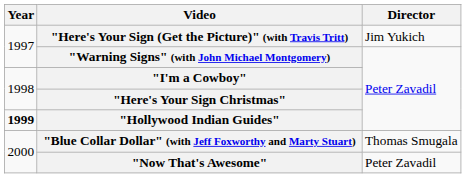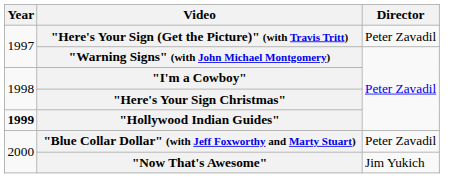(395, 36) Jim Yukich -> (401, 36) Peter Zavadil
(411, 141) Thomas Smugala -> (401, 141) Peter Zavadil
(401, 162) Peter Zavadil -> (395, 162) Jim Yukich
